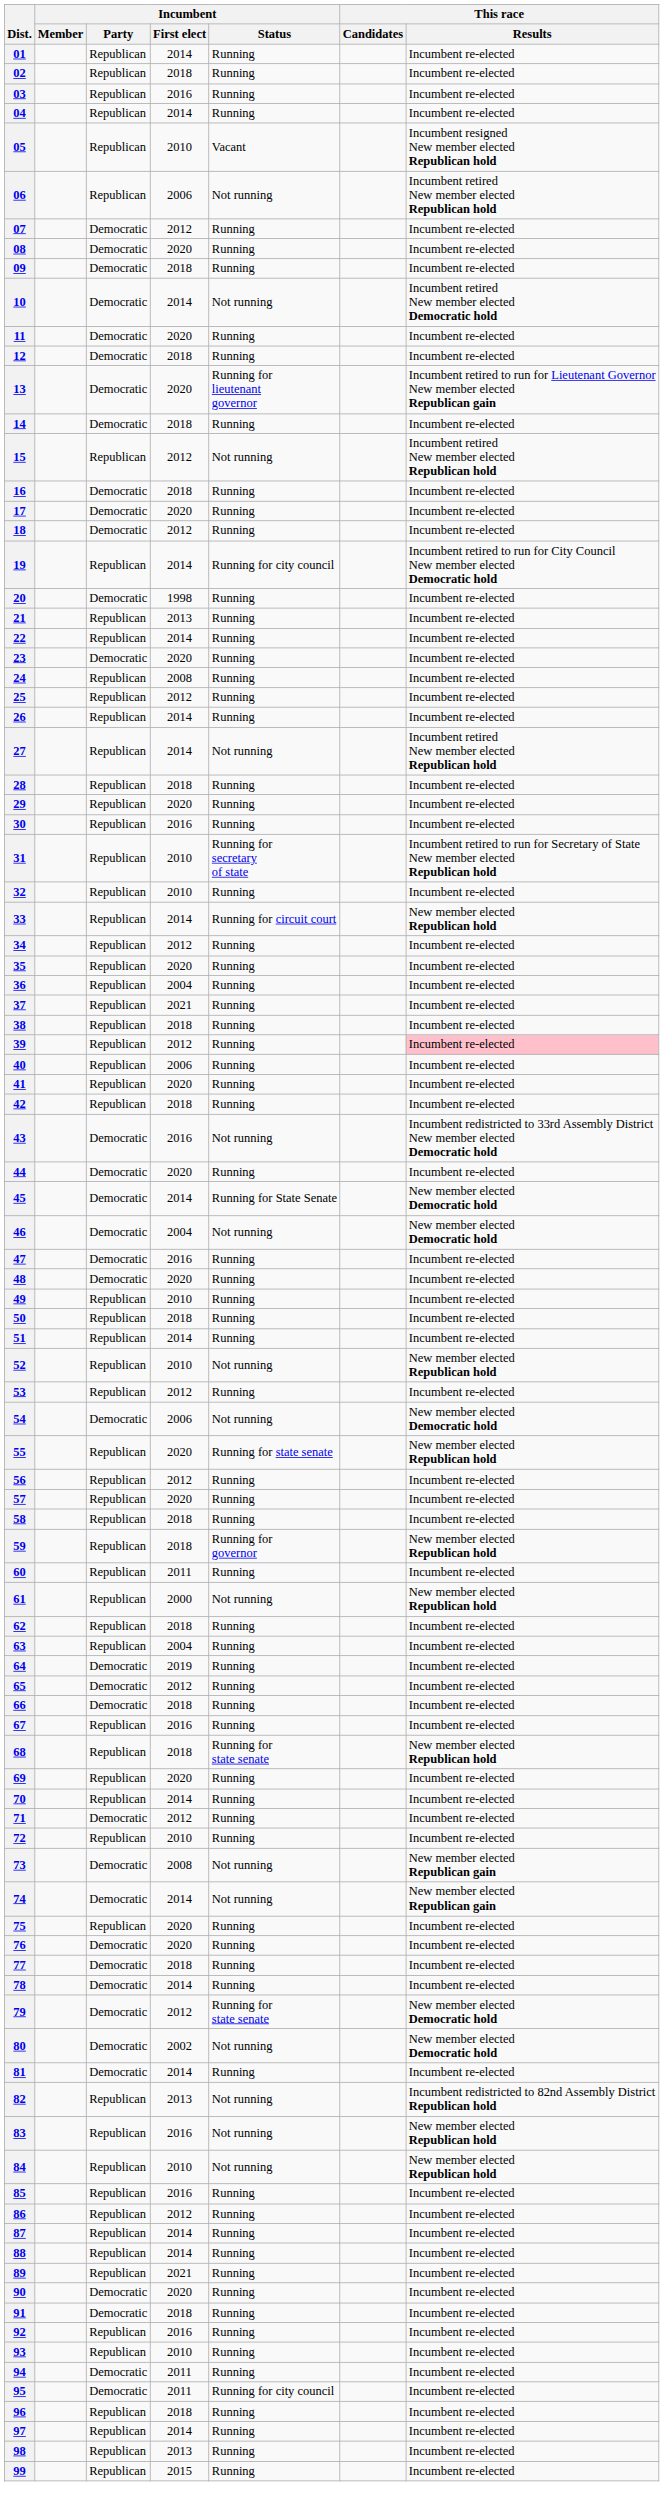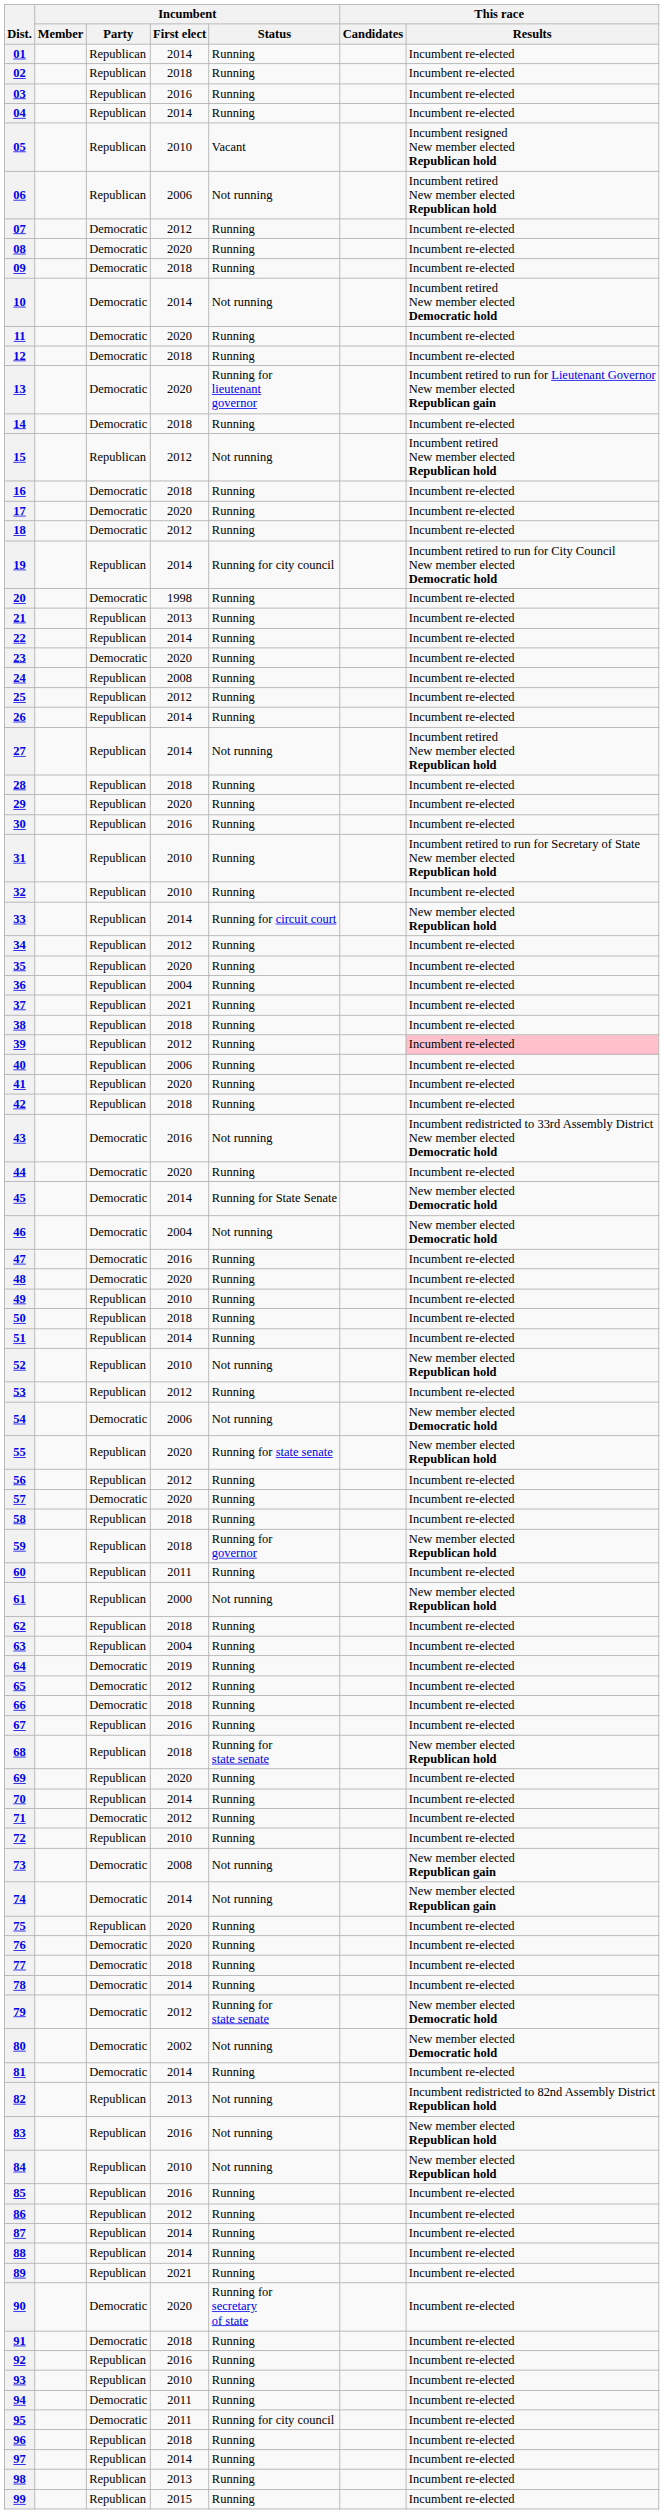(242, 858) Running for secretary of state -> (233, 858) Running
(118, 1499) Republican -> (118, 1499) Democratic
(233, 2292) Running -> (242, 2306) Running for secretary of state
